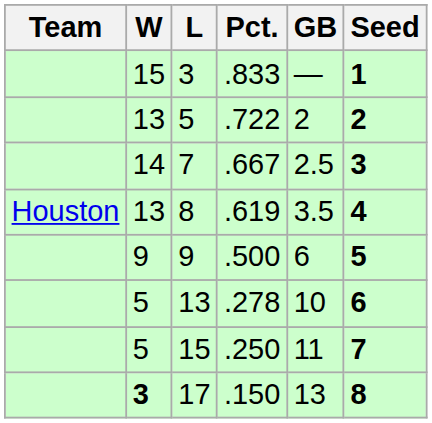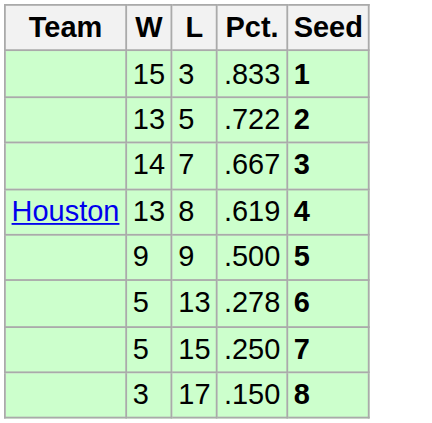- column: (315, 27)
(141, 394) bold -> (141, 394) normal
